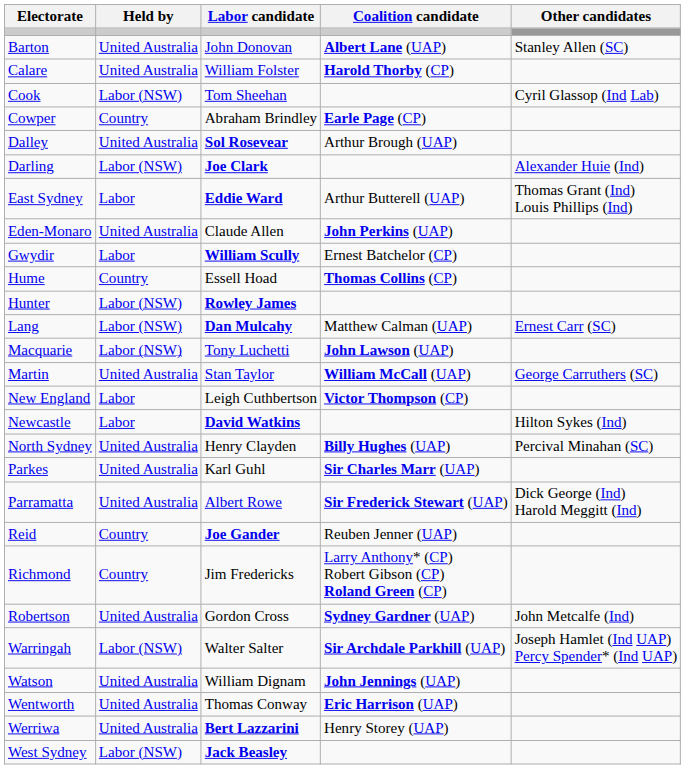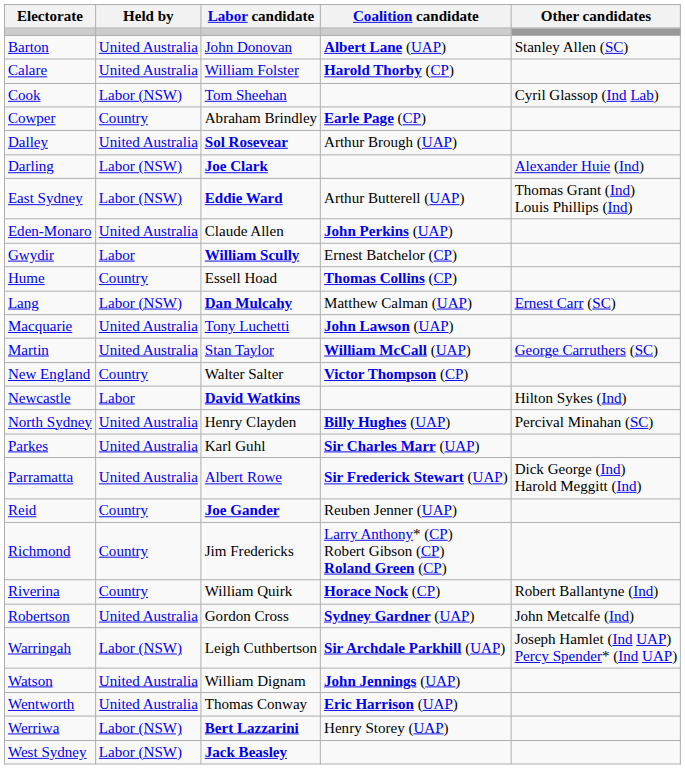(117, 198) Labor -> (140, 198) Labor (NSW)
- row: (29, 302)
(140, 350) Labor (NSW) -> (148, 326) United Australia
(117, 398) Labor -> (123, 374) Country
(261, 398) Leigh Cuthbertson -> (244, 374) Walter Salter
+ row: (34, 591)
(244, 648) Walter Salter -> (261, 648) Leigh Cuthbertson
(148, 728) United Australia -> (140, 728) Labor (NSW)
